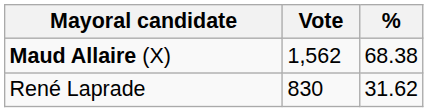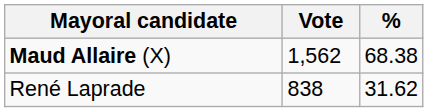(305, 89) 830 -> (305, 89) 838
